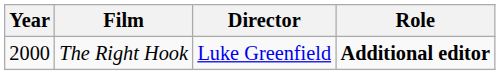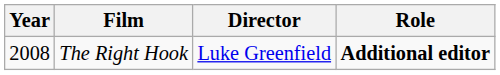(30, 52) 2000 -> (30, 52) 2008
